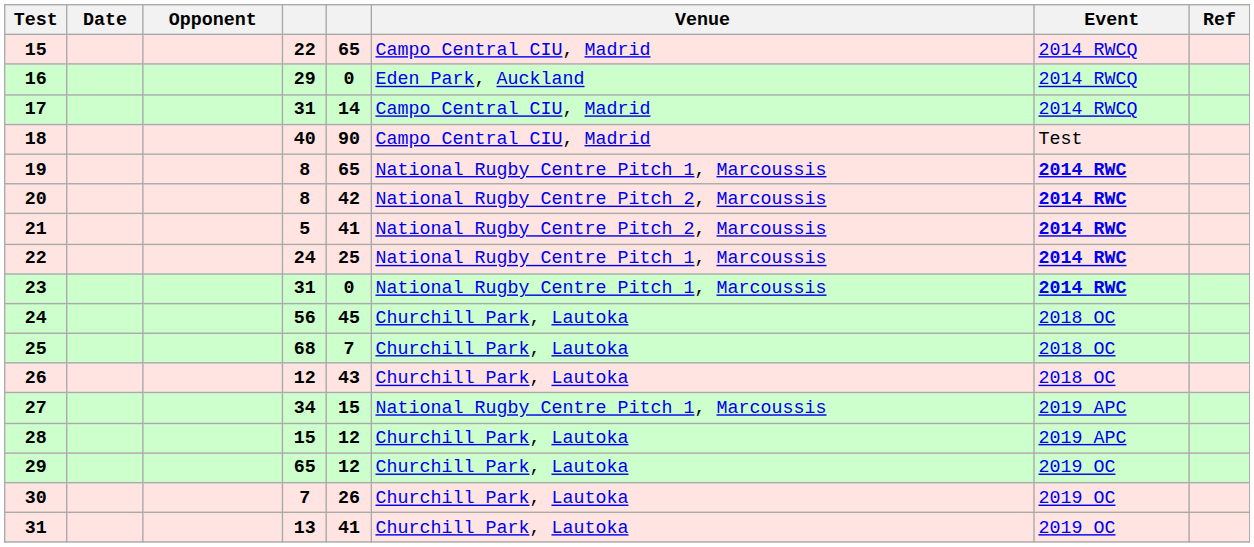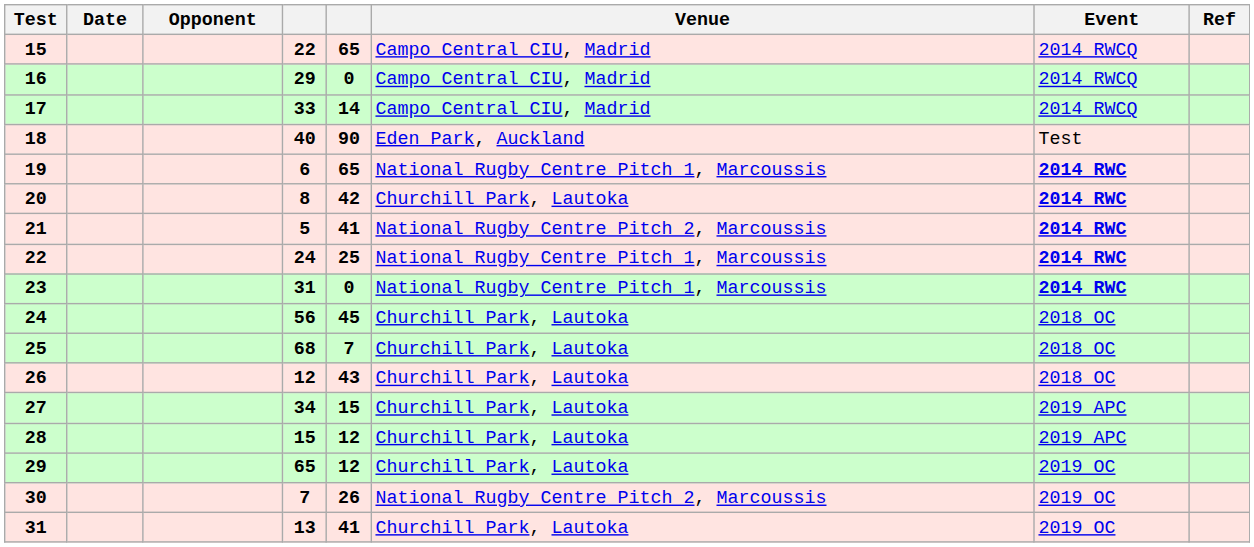(480, 79) Eden Park, Auckland -> (513, 79) Campo Central CIU, Madrid
(305, 109) 31 -> (305, 109) 33
(513, 139) Campo Central CIU, Madrid -> (480, 139) Eden Park, Auckland
(305, 169) 8 -> (305, 169) 6
(601, 199) National Rugby Centre Pitch 2, Marcoussis -> (502, 199) Churchill Park, Lautoka
(601, 408) National Rugby Centre Pitch 1, Marcoussis -> (502, 408) Churchill Park, Lautoka
(502, 498) Churchill Park, Lautoka -> (601, 498) National Rugby Centre Pitch 2, Marcoussis
